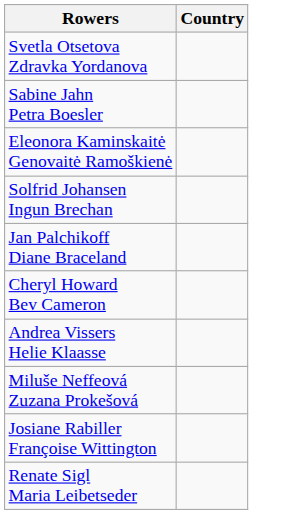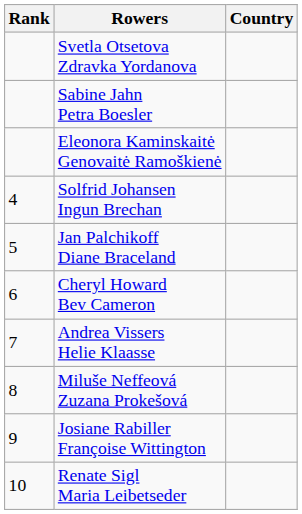+ column: (29, 18)
